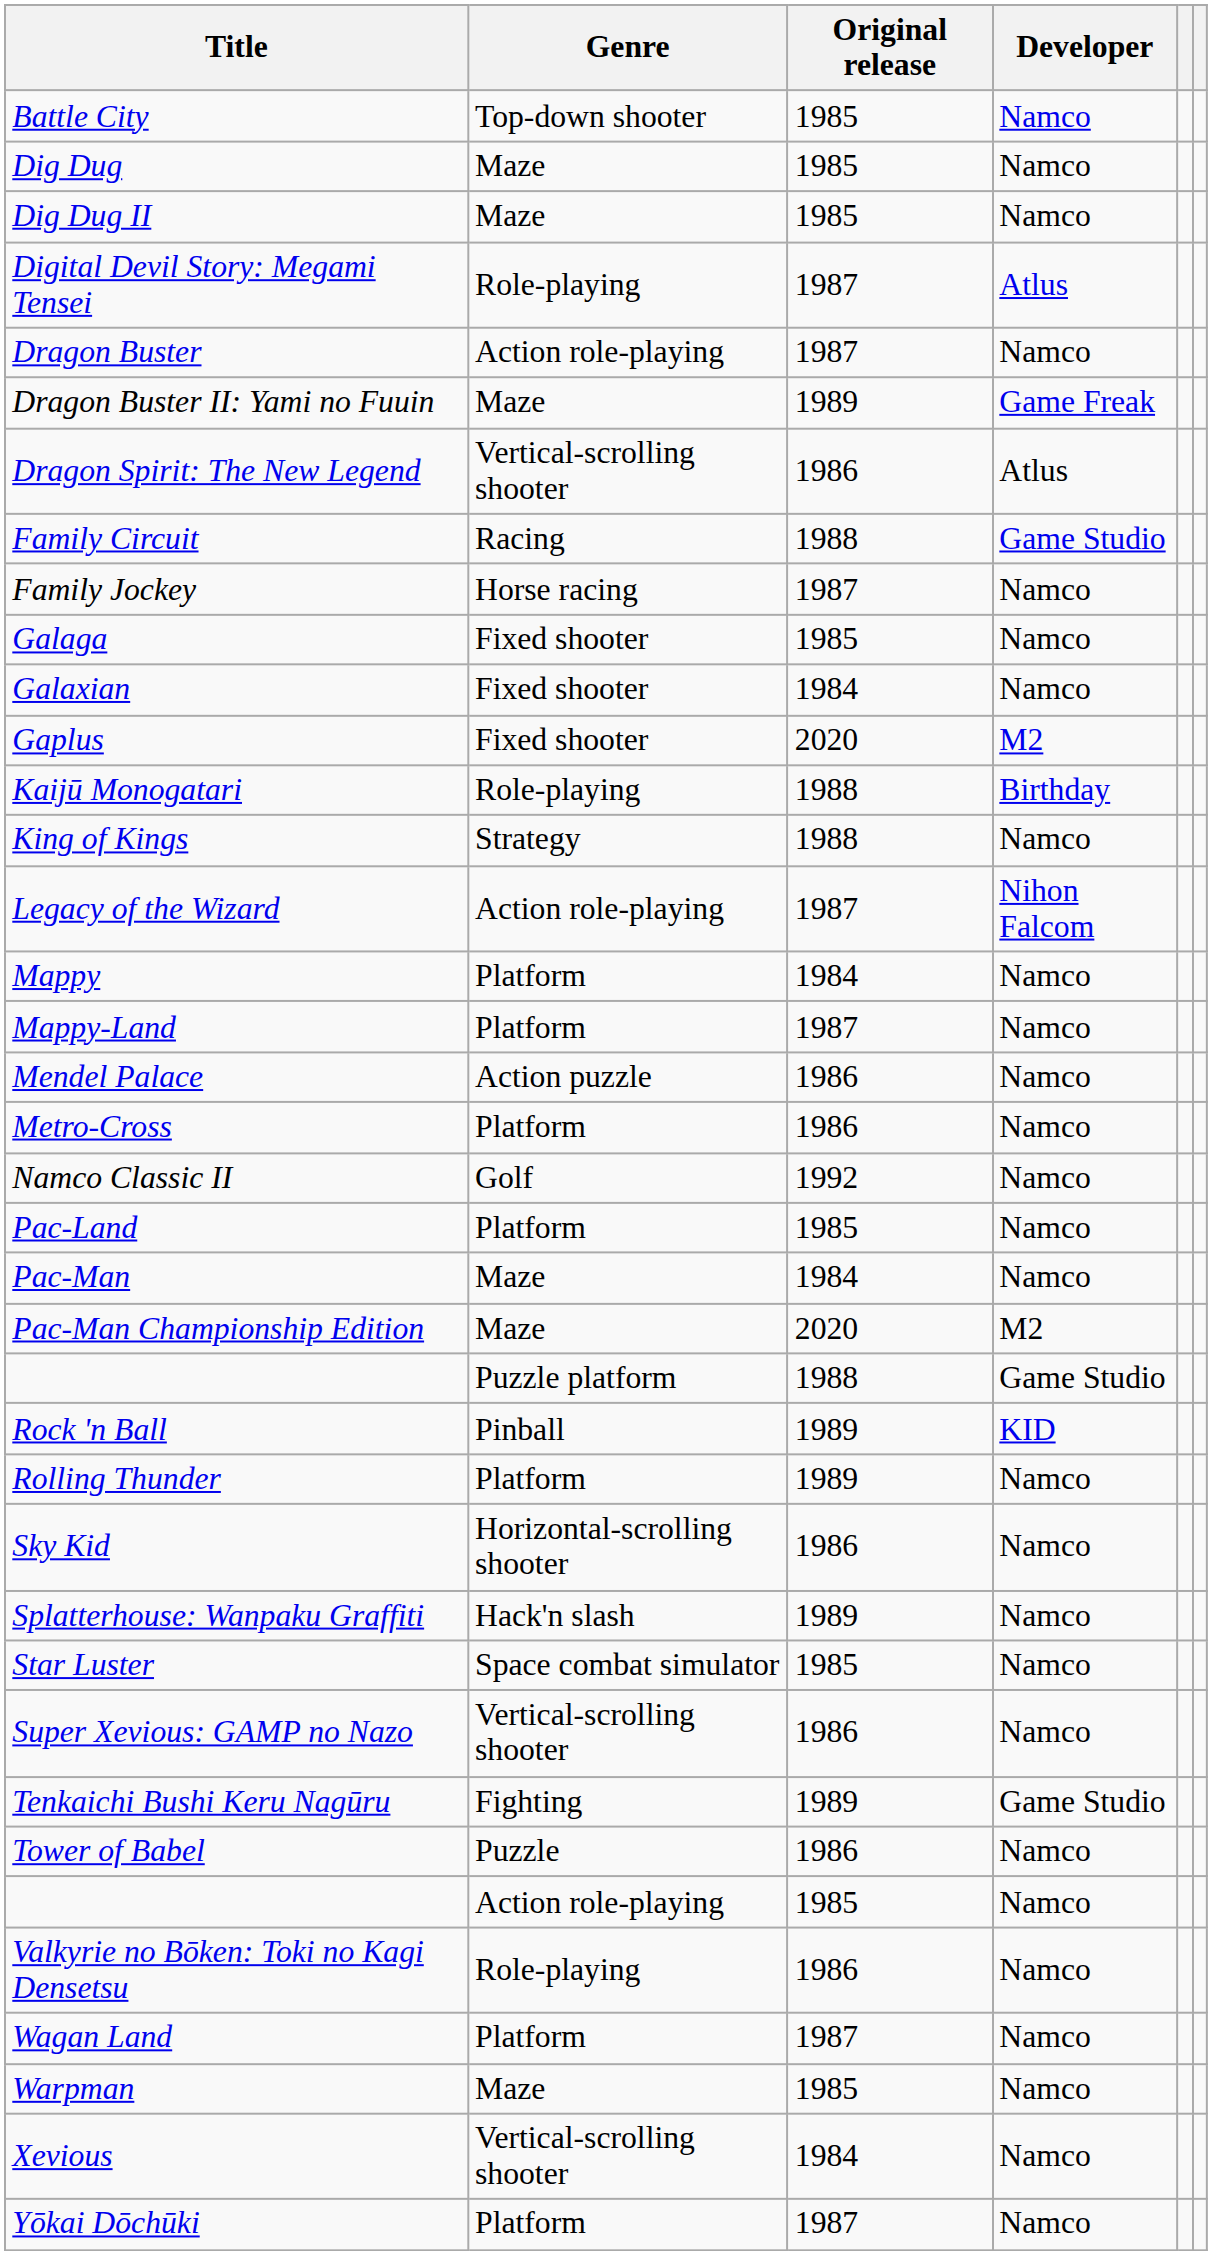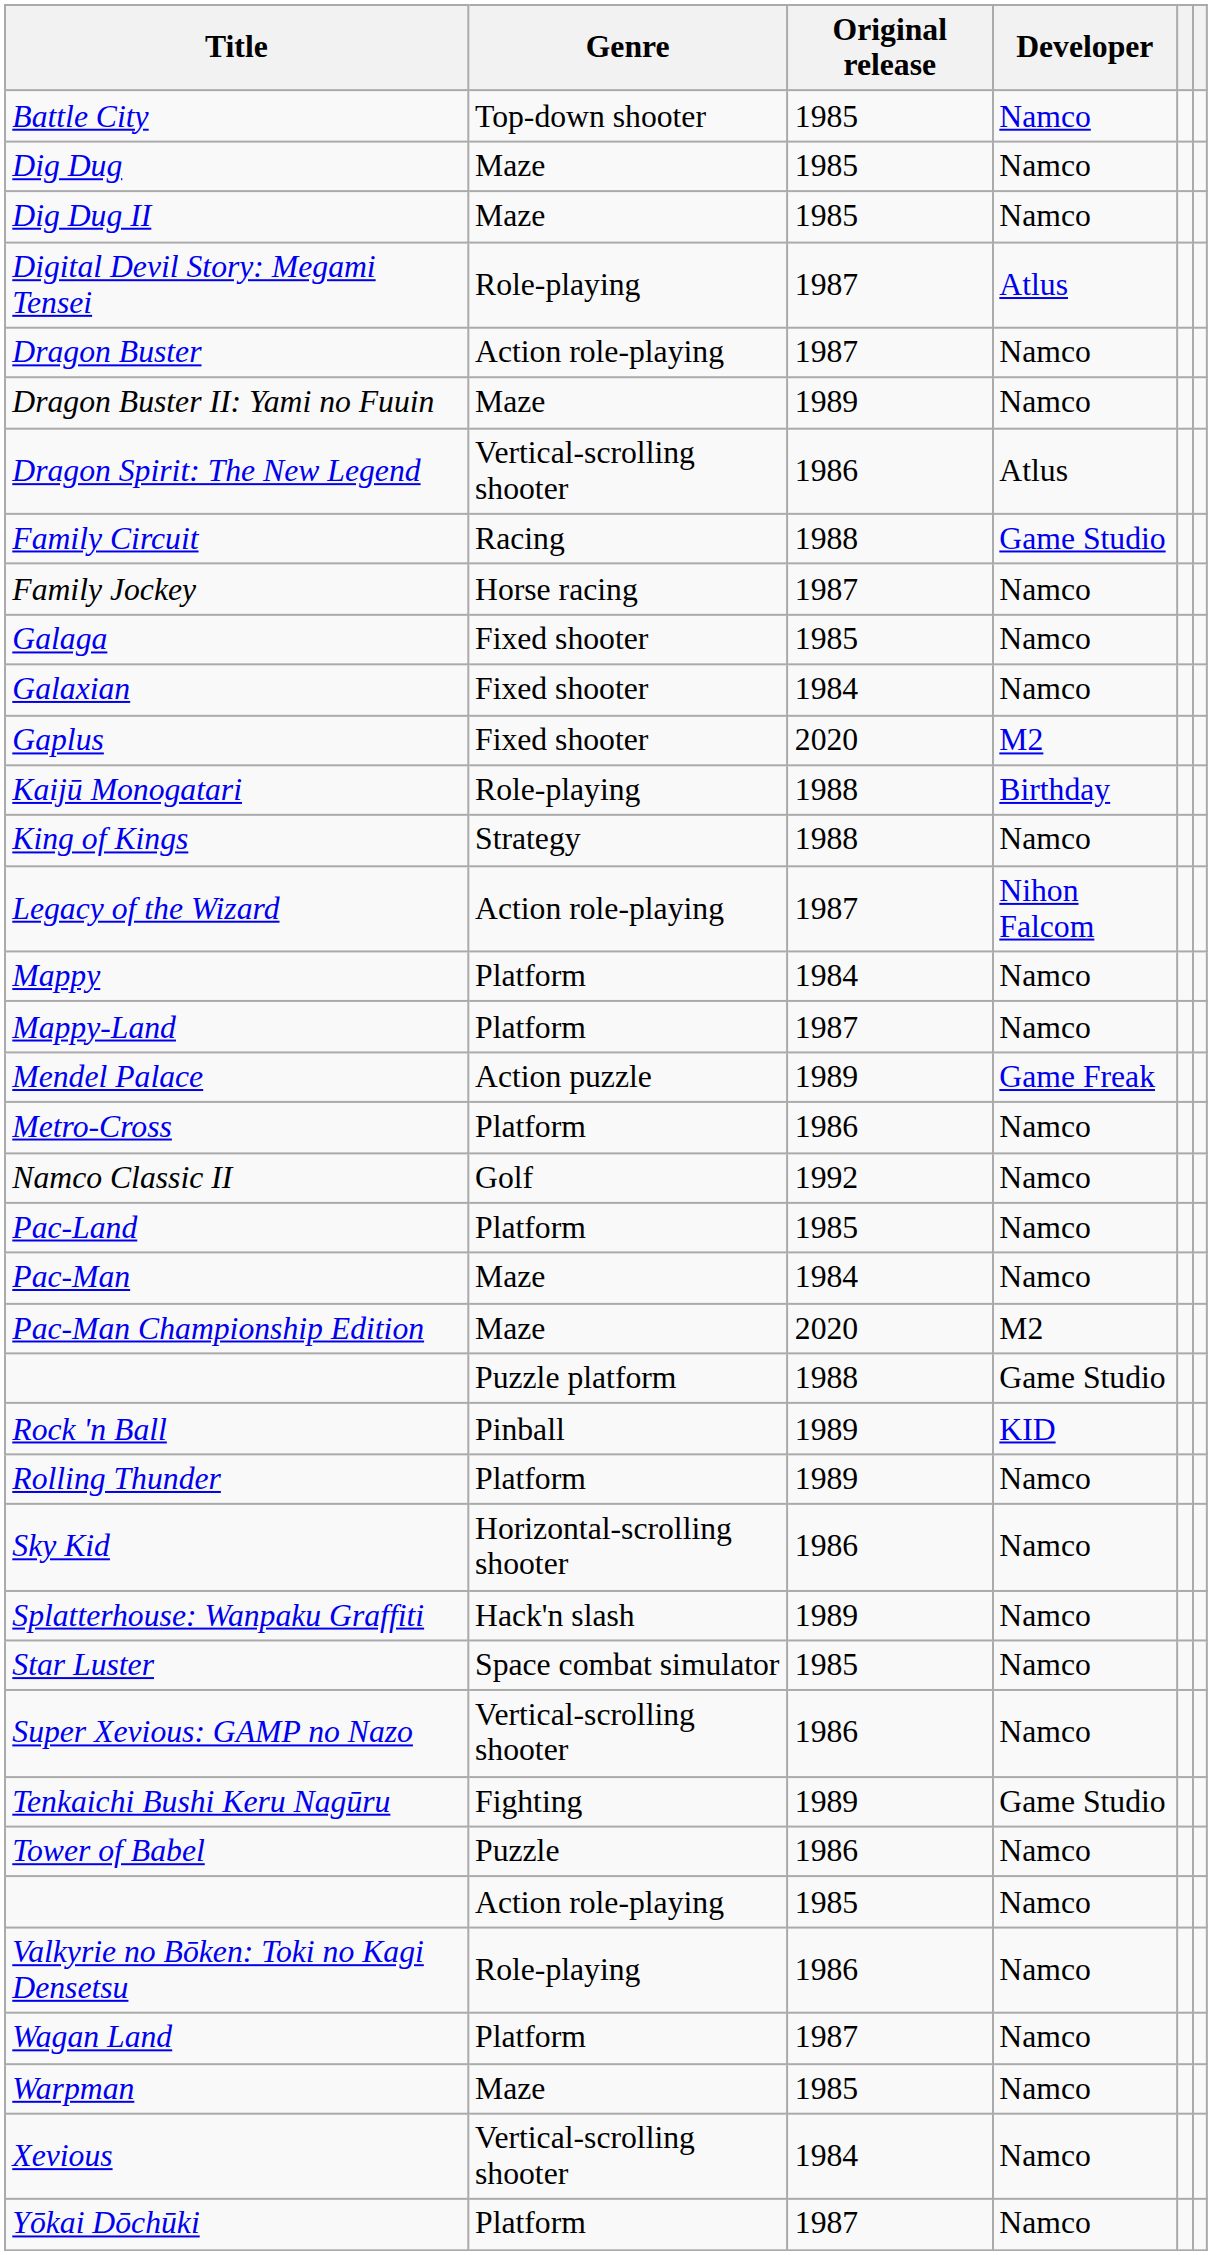(1077, 402) Game Freak -> (1045, 402) Namco
(827, 1076) 1986 -> (827, 1076) 1989
(1045, 1076) Namco -> (1077, 1076) Game Freak
